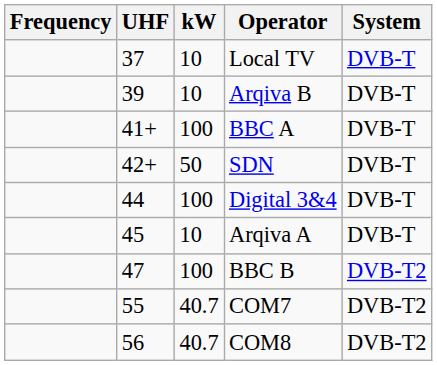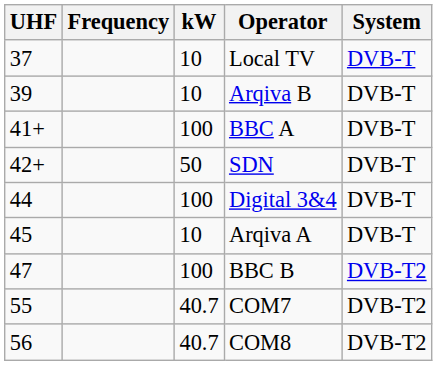columns swapped: (61, 22) <-> (145, 22)
